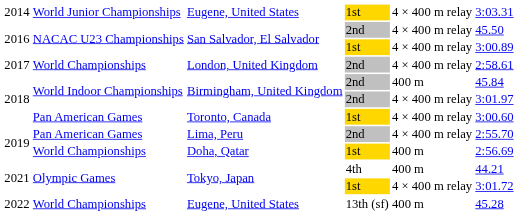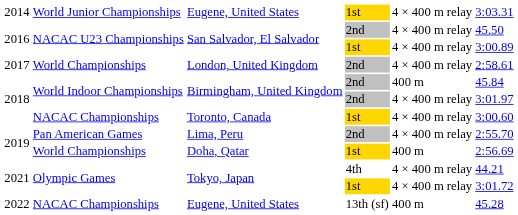(88, 116) Pan American Games -> (96, 116) NACAC Championships
(408, 169) 400 m -> (432, 169) 4 × 400 m relay
(89, 203) World Championships -> (96, 203) NACAC Championships
